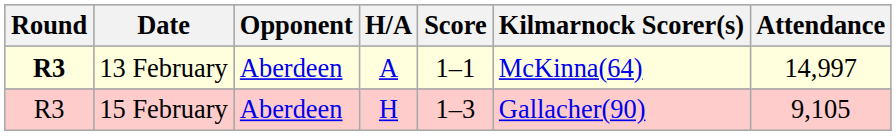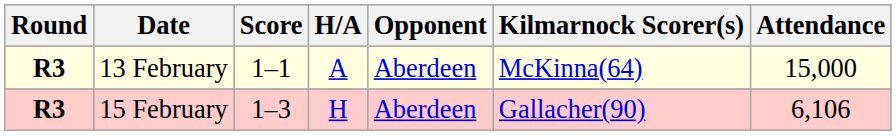columns swapped: (296, 25) <-> (455, 25)
(821, 67) 14,997 -> (821, 67) 15,000
(49, 109) normal -> (49, 109) bold
(821, 109) 9,105 -> (821, 109) 6,106
